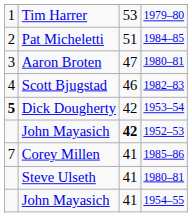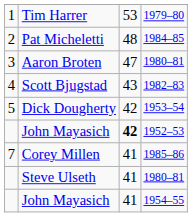(130, 39) 51 -> (130, 39) 48
(130, 85) 46 -> (130, 85) 43
(11, 108) bold -> (11, 108) normal
